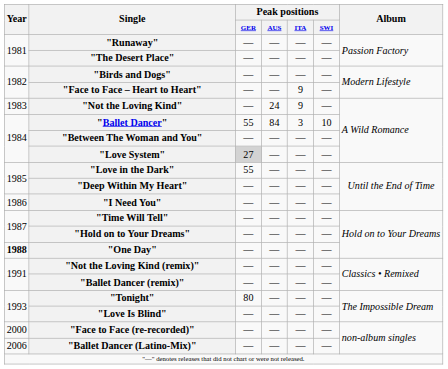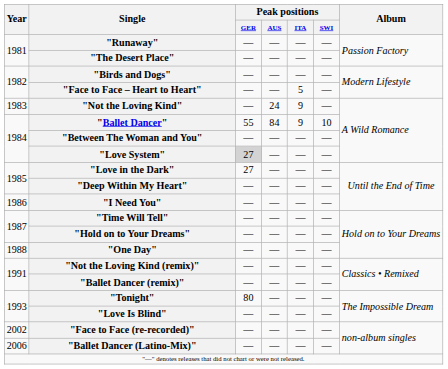(300, 90) 9 -> (300, 90) 5
(300, 122) 3 -> (300, 122) 9
(248, 170) 55 -> (248, 170) 27
(17, 250) bold -> (17, 250) normal
(17, 330) 2000 -> (17, 330) 2002
